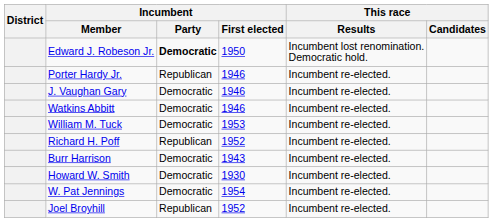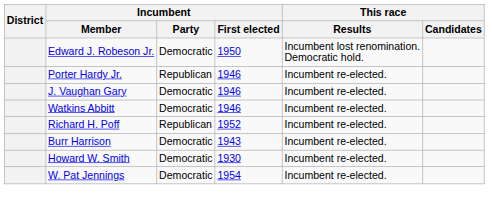(188, 52) bold -> (186, 52) normal
- row: (85, 125)
- row: (76, 208)
